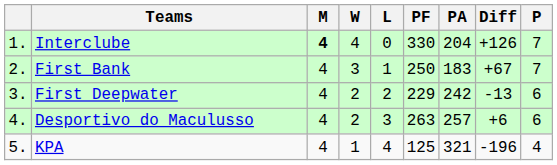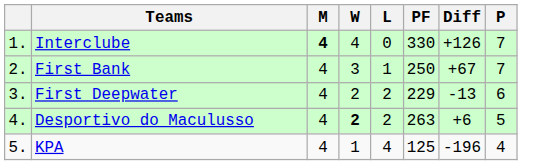- column: (457, 18)
(355, 121) normal -> (355, 121) bold
(387, 121) 3 -> (387, 121) 2
(537, 121) 6 -> (501, 121) 5
